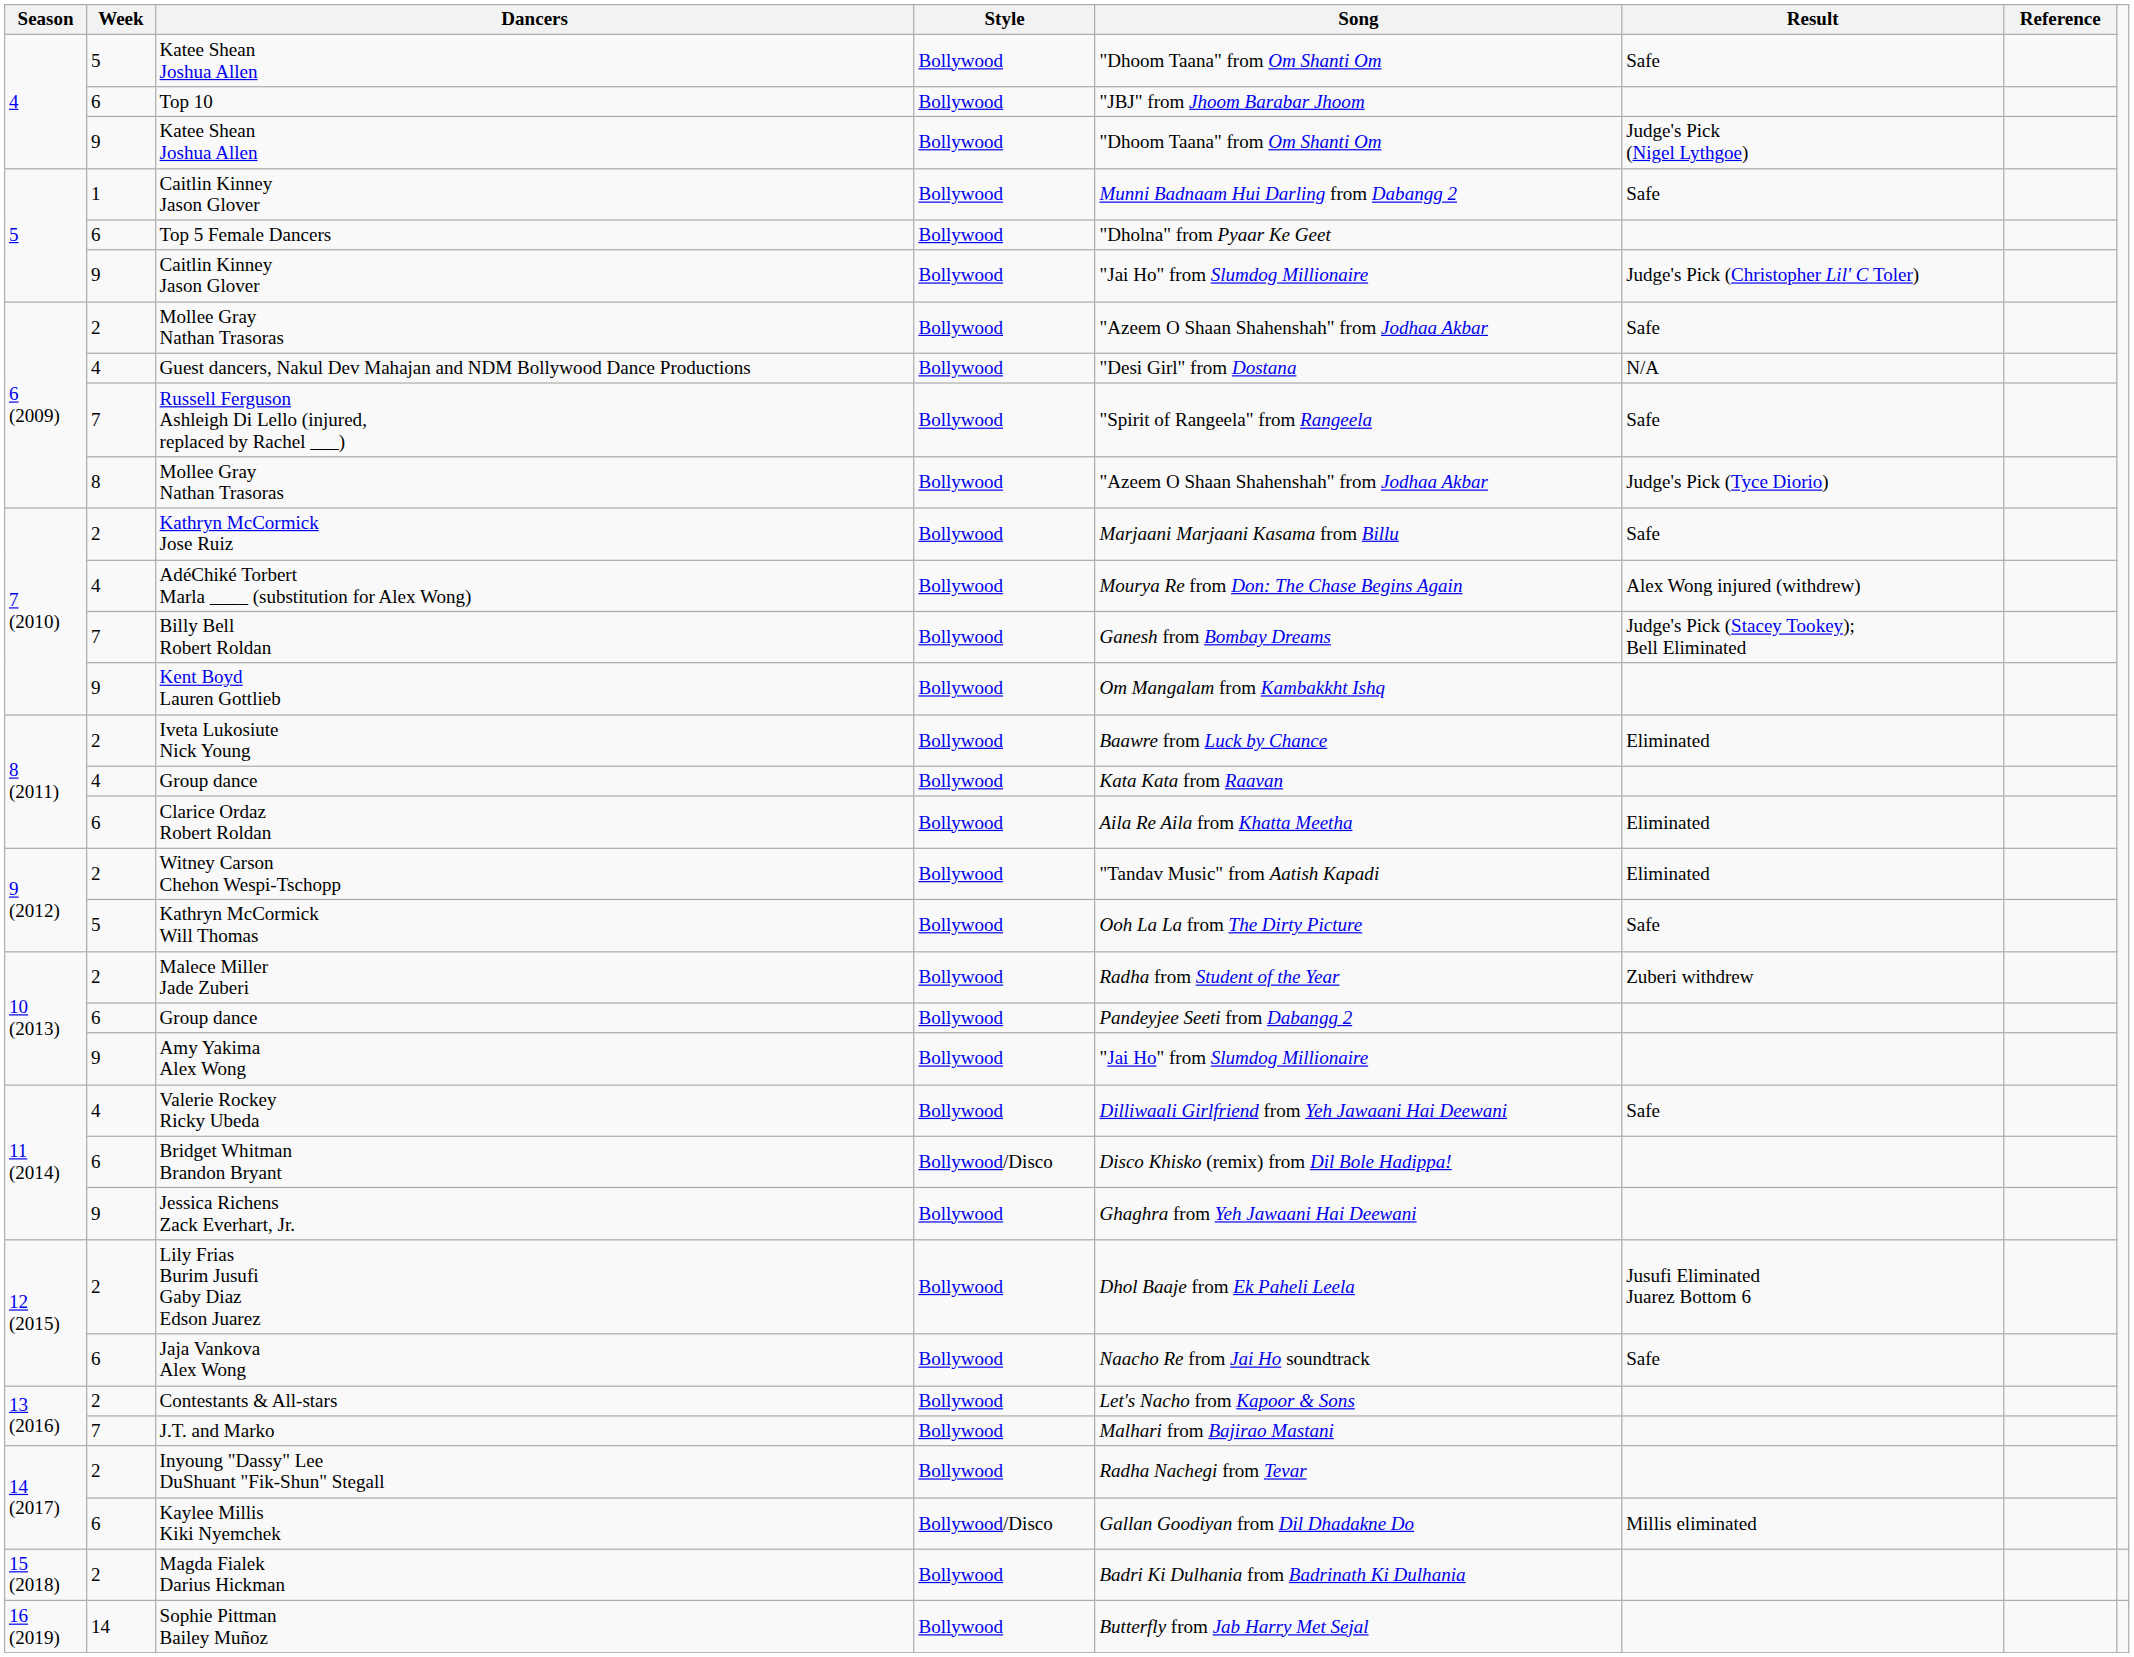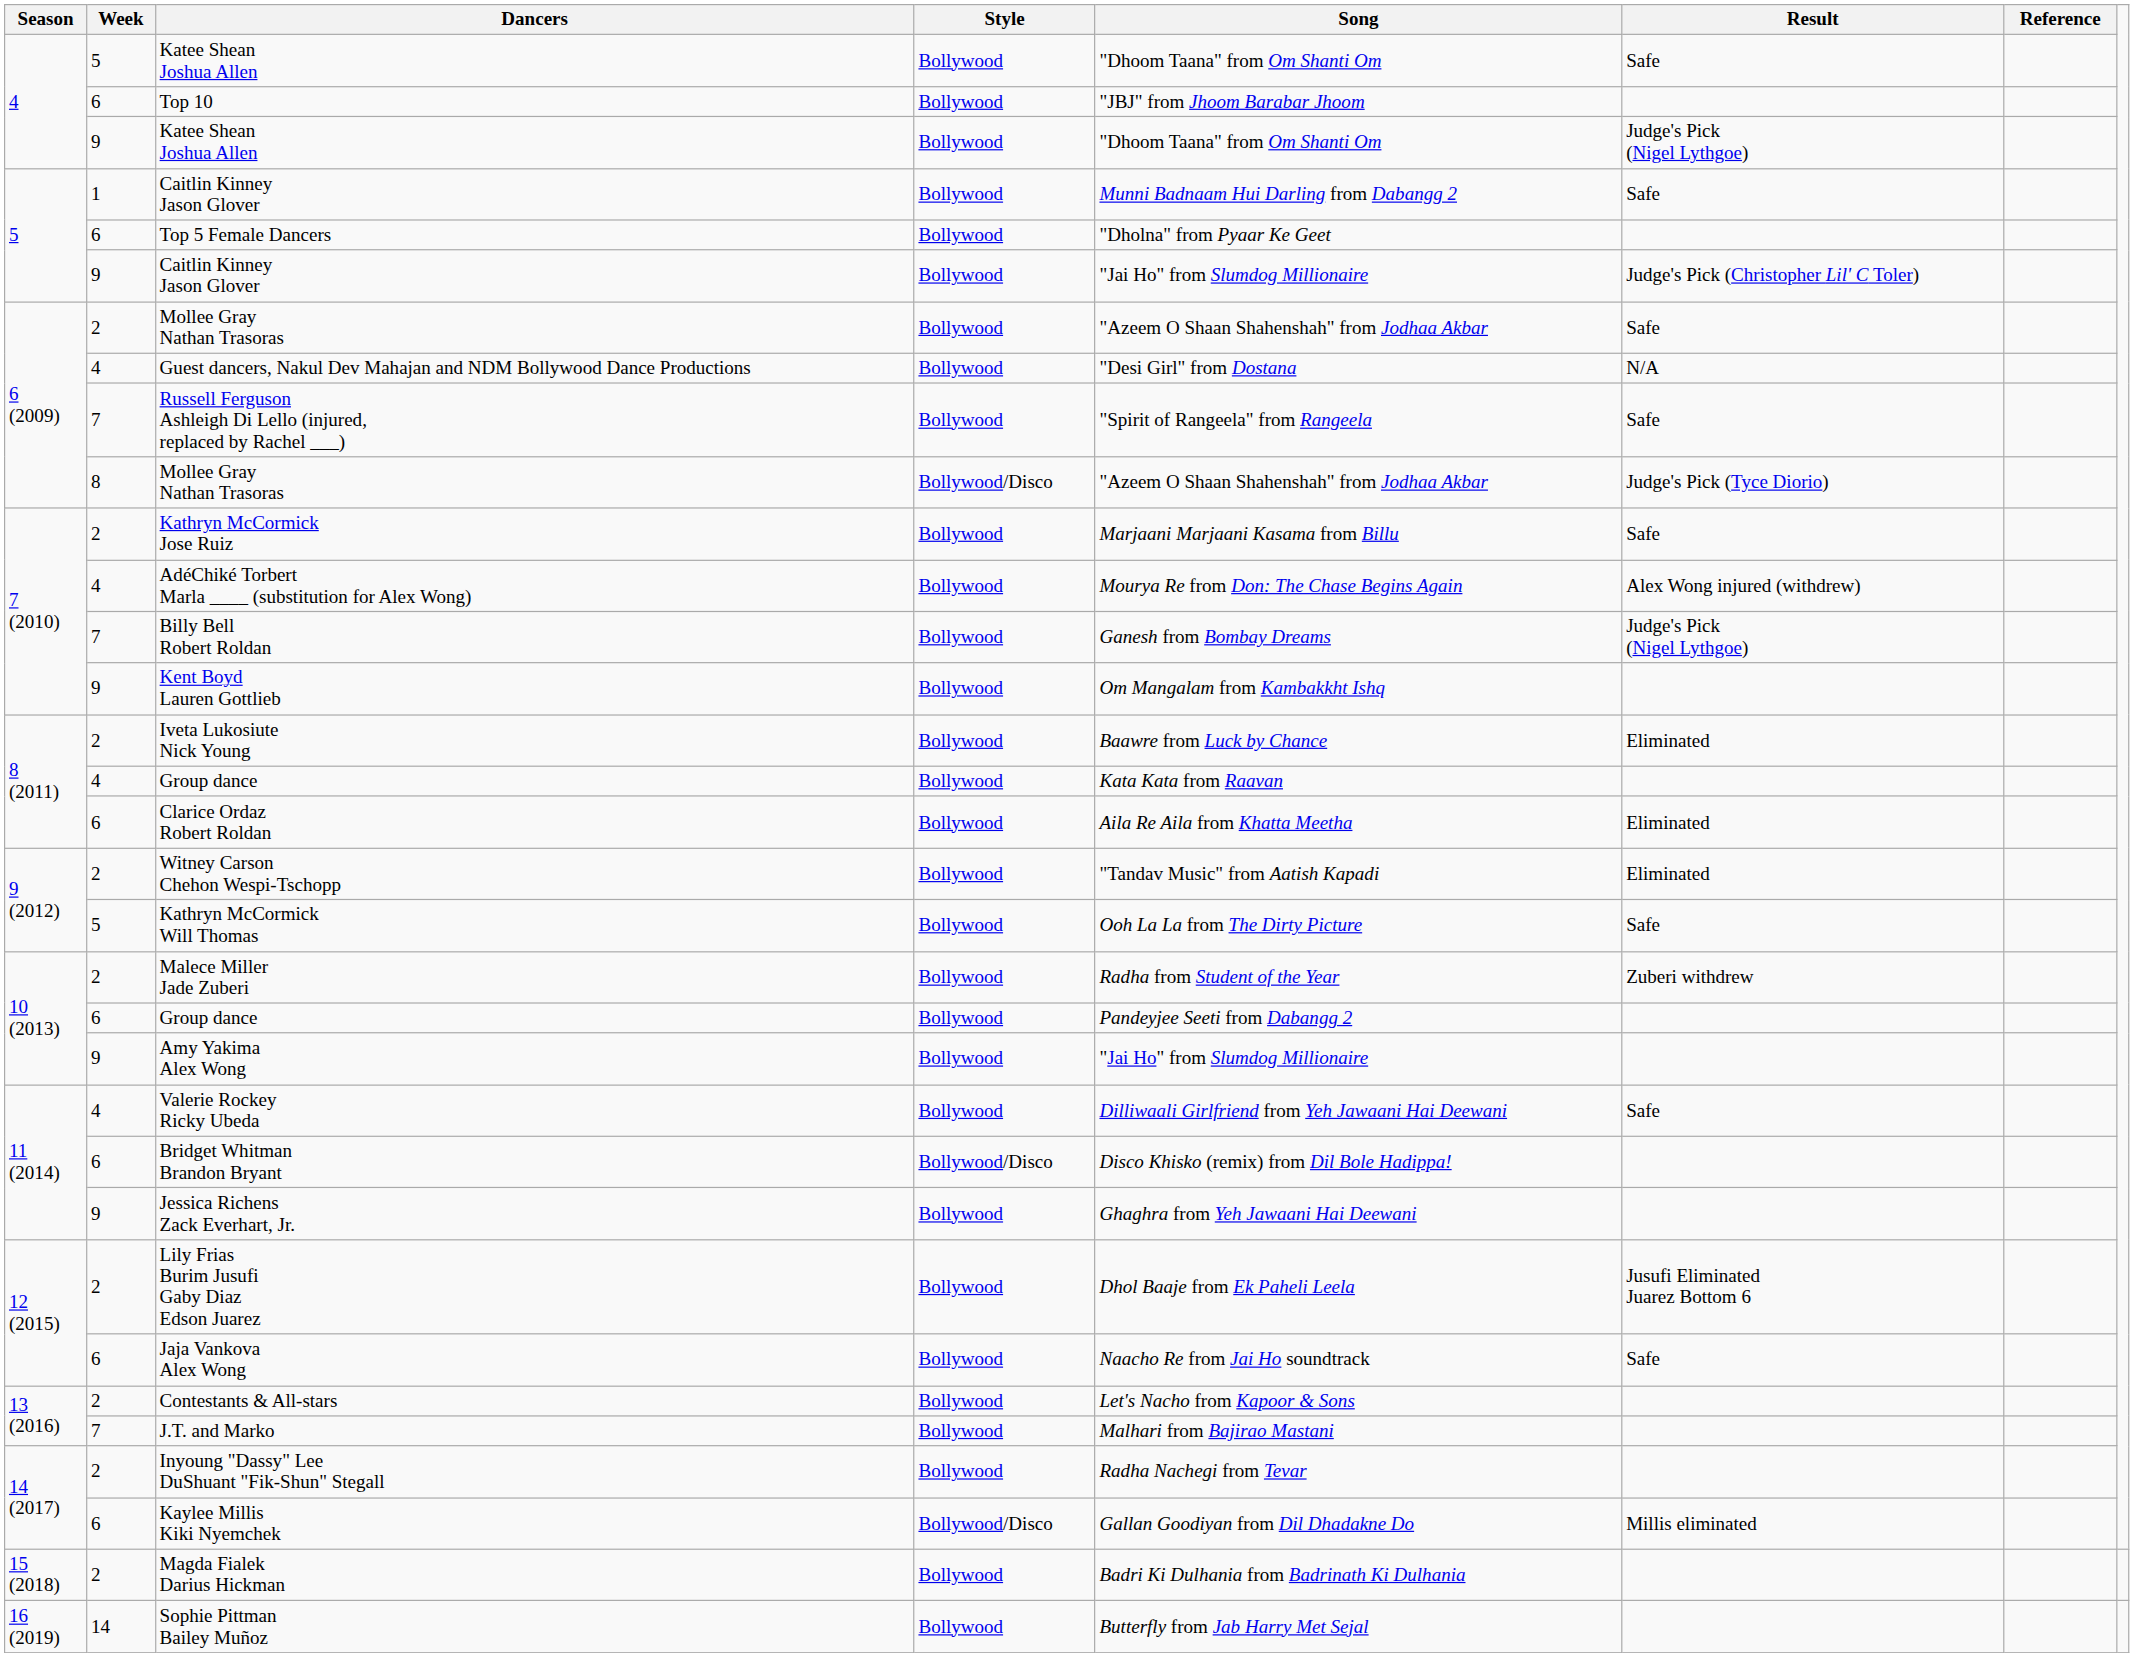(961, 482) Bollywood -> (986, 482) Bollywood/Disco
(1740, 637) Judge's Pick (Stacey Tookey); Bell Eliminated -> (1687, 637) Judge's Pick (Nigel Lythgoe)
